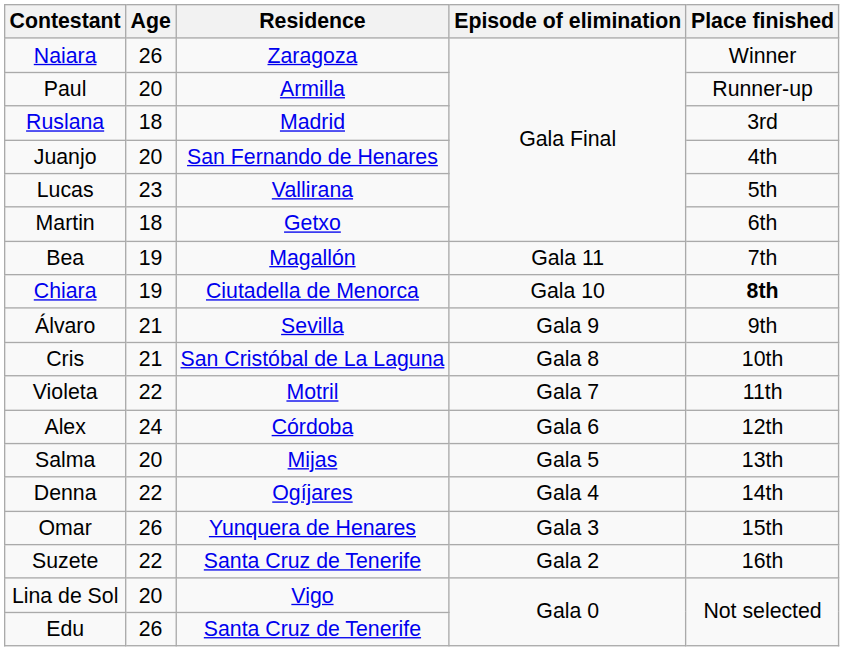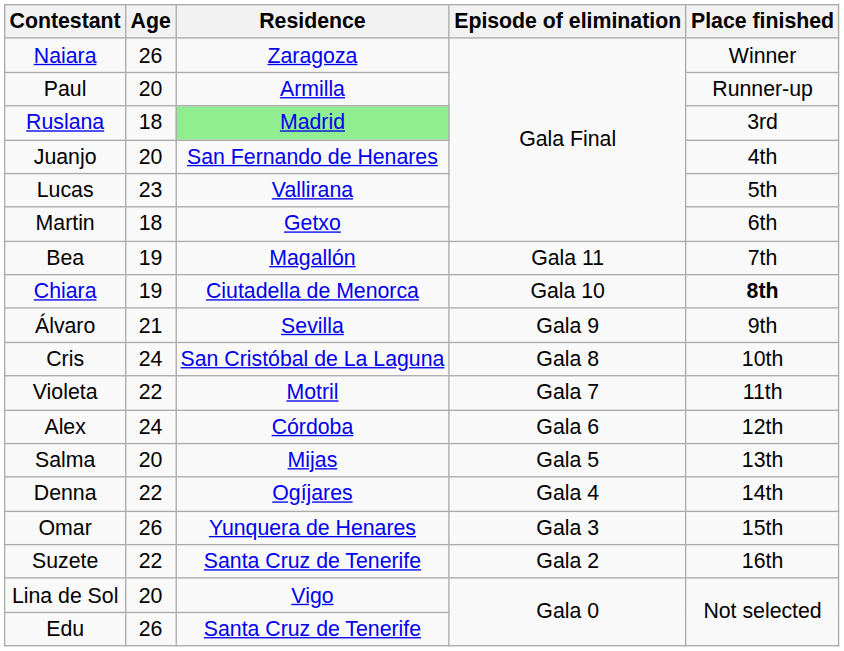(312, 122) no background -> (312, 122) lightgreen background
(151, 358) 21 -> (151, 358) 24
